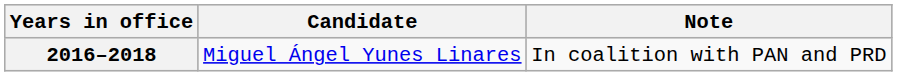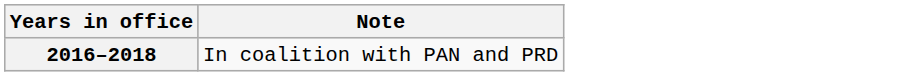- column: (362, 21)
